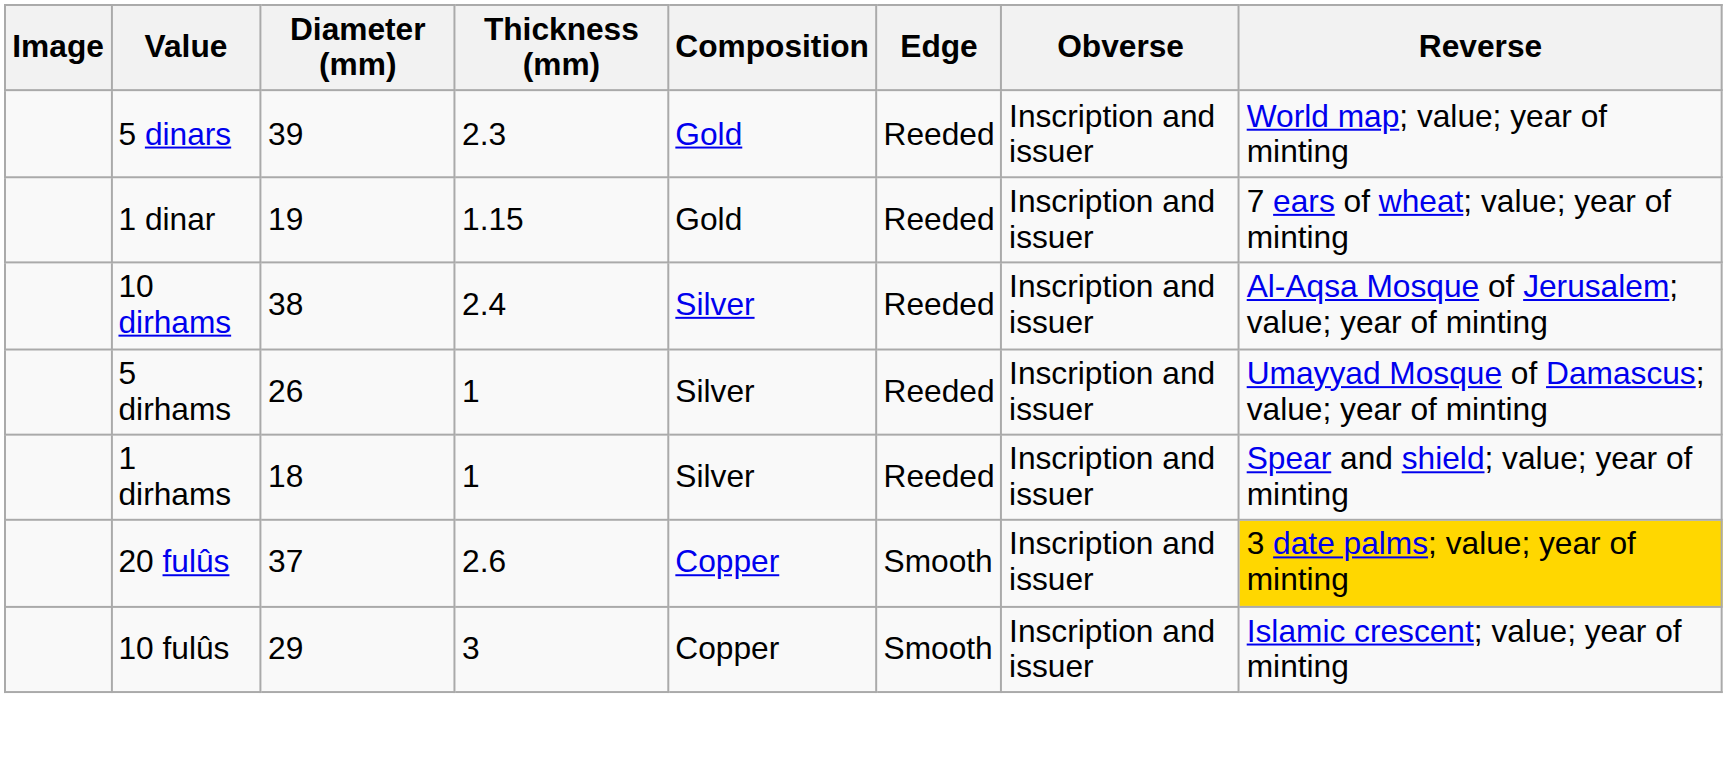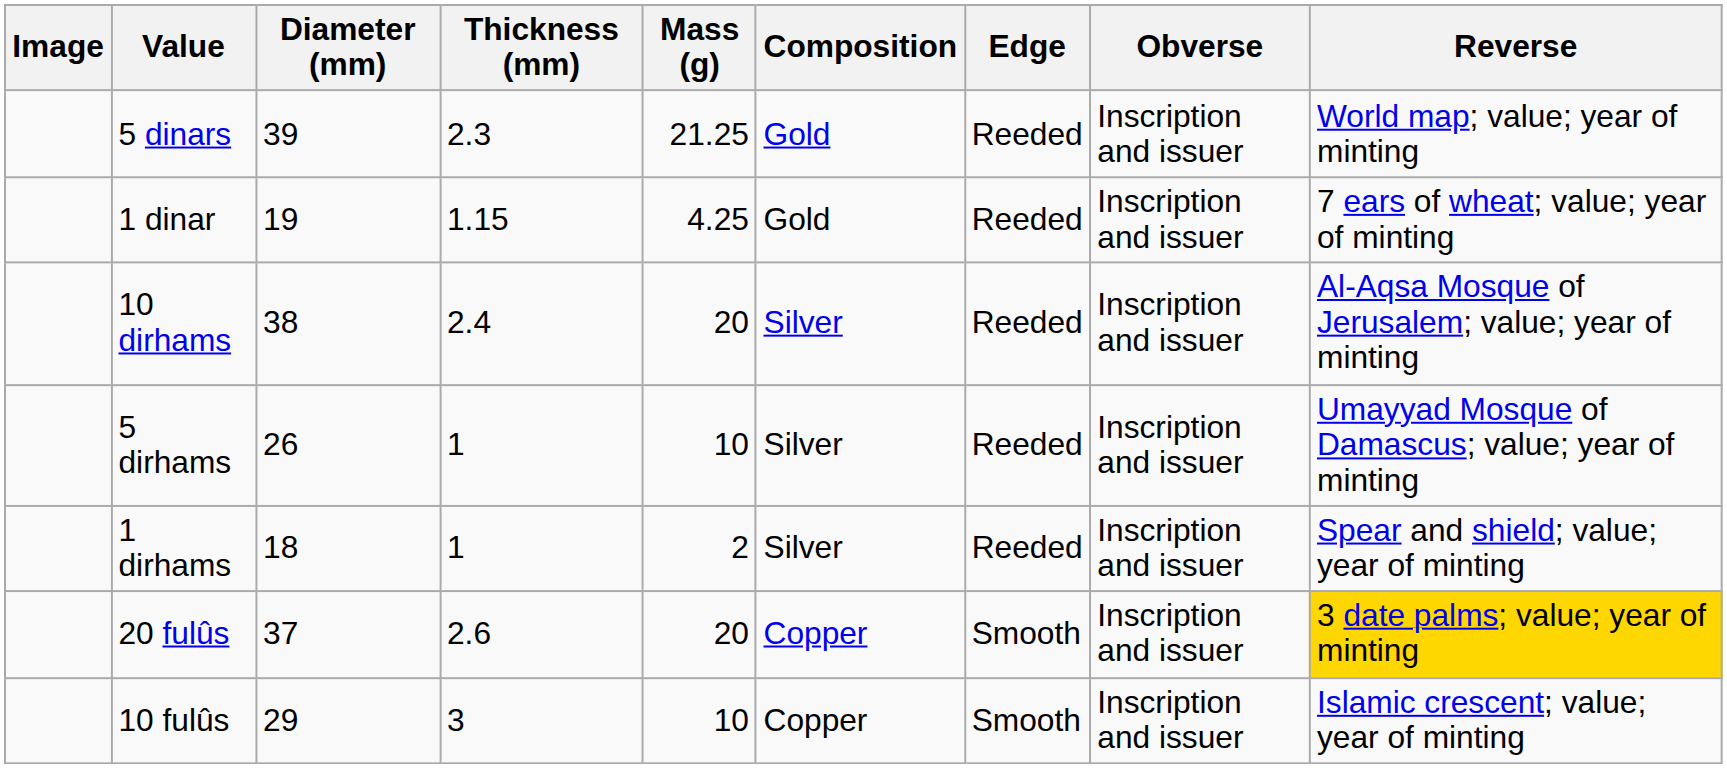+ column: (700, 47)
